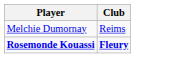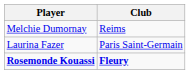+ row: (35, 45)
